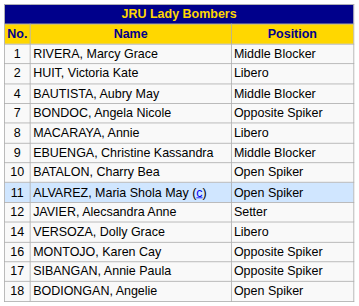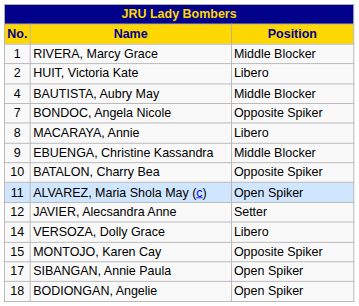(269, 172) Open Spiker -> (278, 172) Opposite Spiker
(17, 251) 16 -> (17, 251) 15
(278, 271) Opposite Spiker -> (269, 271) Open Spiker
